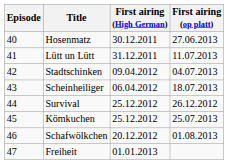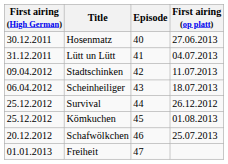columns swapped: (24, 18) <-> (140, 18)
(195, 55) 11.07.2013 -> (195, 55) 04.07.2013
(195, 71) 04.07.2013 -> (195, 71) 11.07.2013
(195, 119) 25.07.2013 -> (195, 119) 01.08.2013
(195, 135) 01.08.2013 -> (195, 135) 25.07.2013
